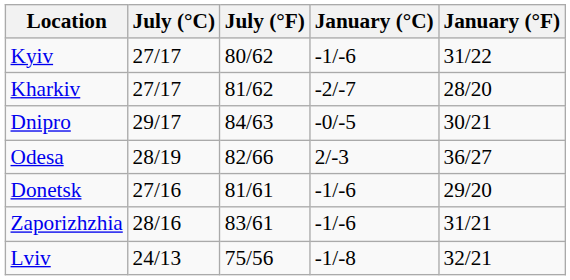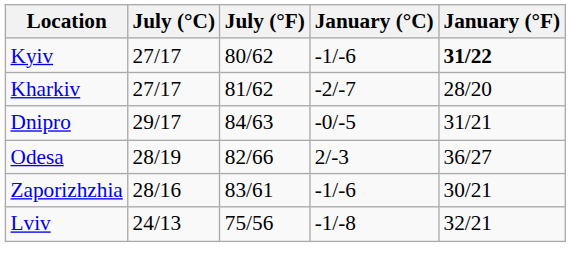(468, 55) normal -> (468, 55) bold
(468, 122) 30/21 -> (468, 122) 31/21
- row: (46, 190)
(468, 223) 31/21 -> (468, 190) 30/21
